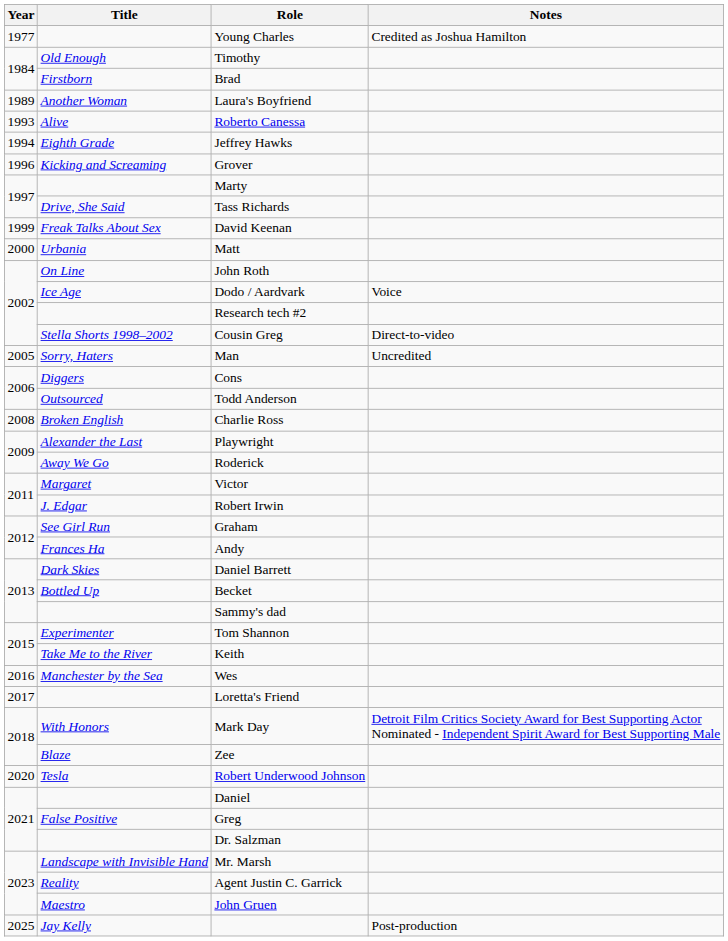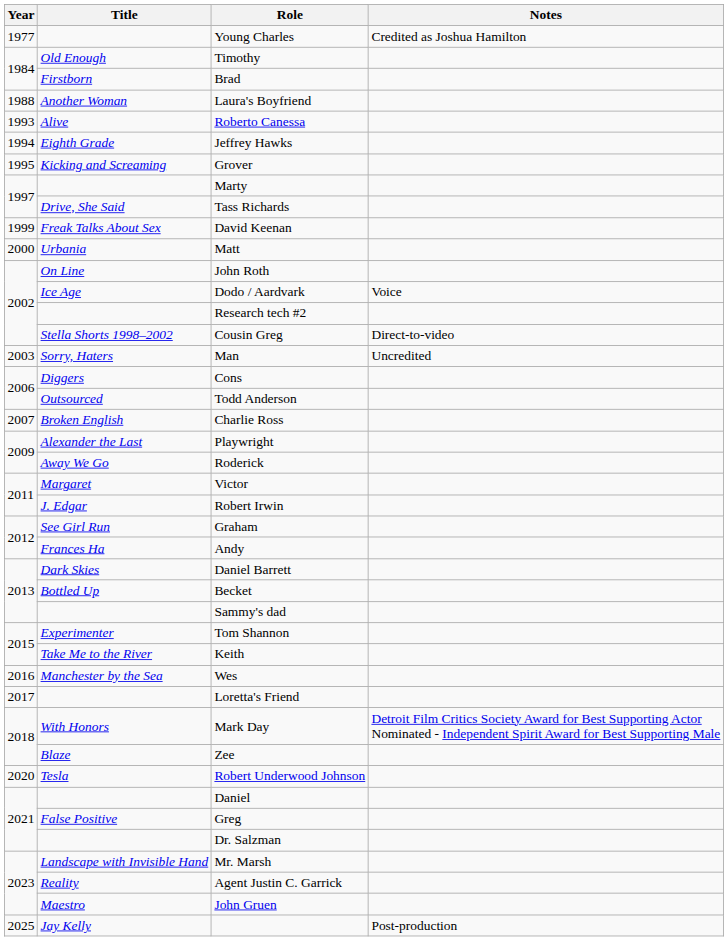(21, 100) 1989 -> (21, 100) 1988
(21, 164) 1996 -> (21, 164) 1995
(21, 356) 2005 -> (21, 356) 2003
(21, 420) 2008 -> (21, 420) 2007
